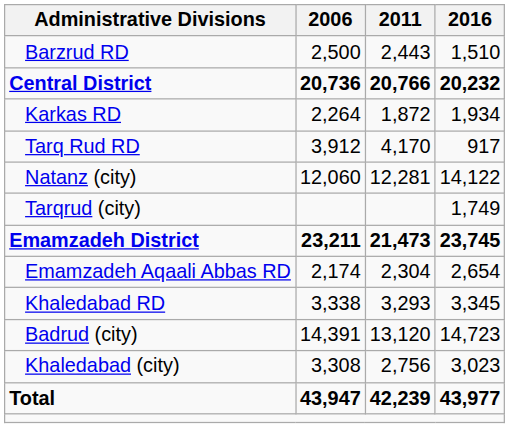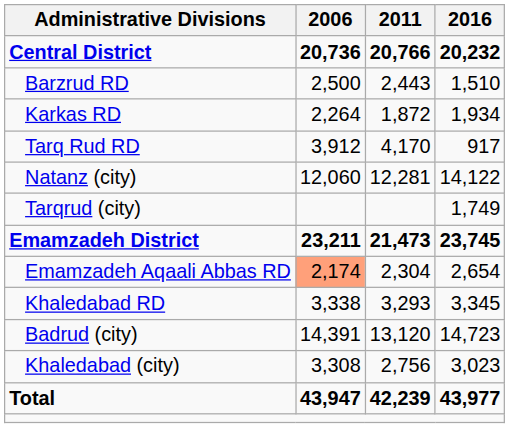rows swapped: (80, 83) <-> (77, 51)
(336, 271) no background -> (336, 271) lightsalmon background
